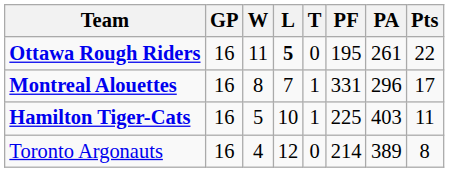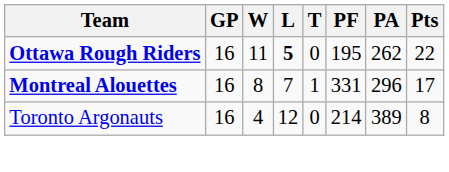(386, 53) 261 -> (386, 53) 262
- row: (100, 118)
